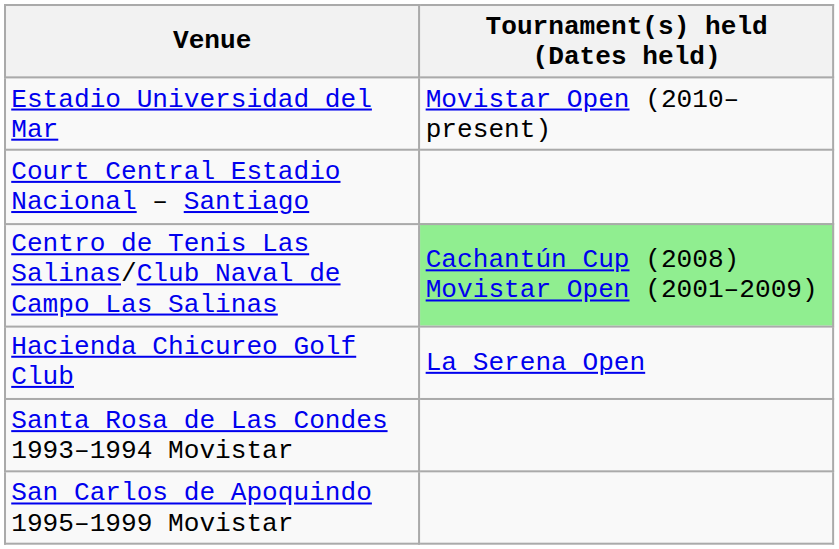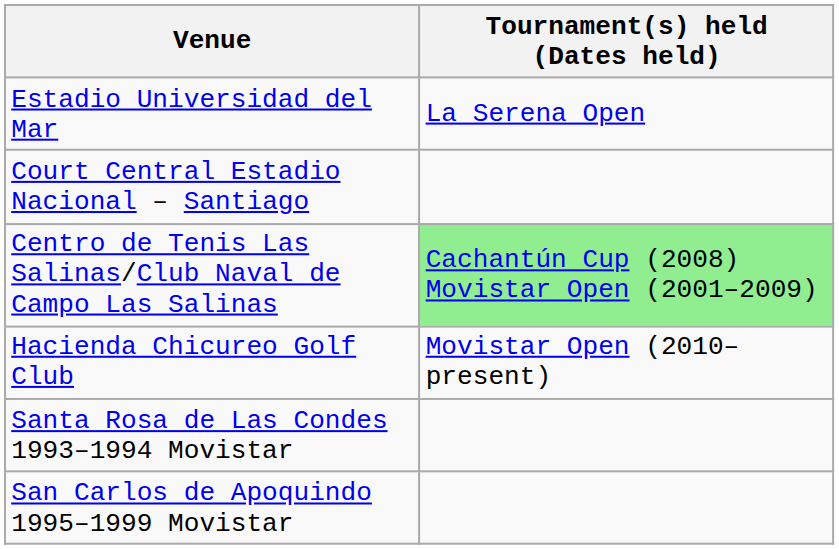(582, 114) Movistar Open (2010–present) -> (535, 114) La Serena Open
(535, 362) La Serena Open -> (582, 362) Movistar Open (2010–present)
